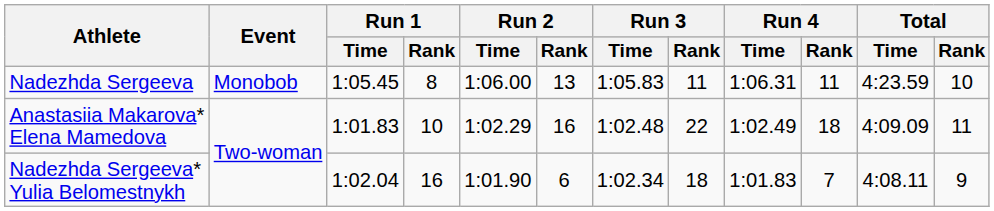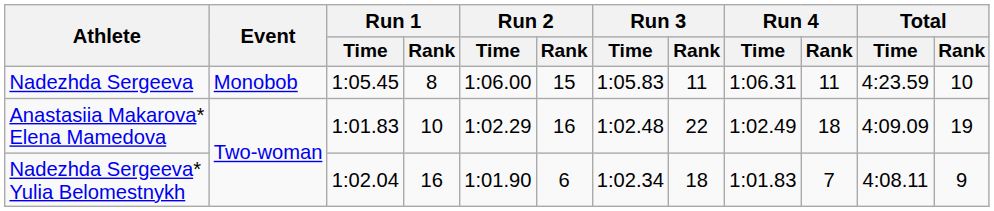(564, 83) 13 -> (564, 83) 15
(962, 126) 11 -> (962, 126) 19
